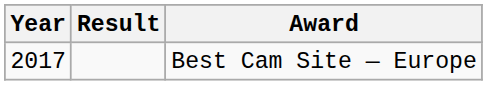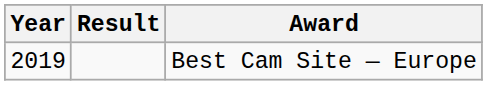(38, 61) 2017 -> (38, 61) 2019
